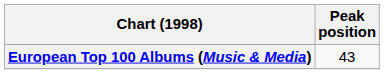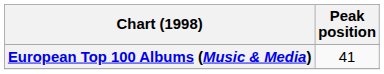(347, 56) 43 -> (347, 56) 41
